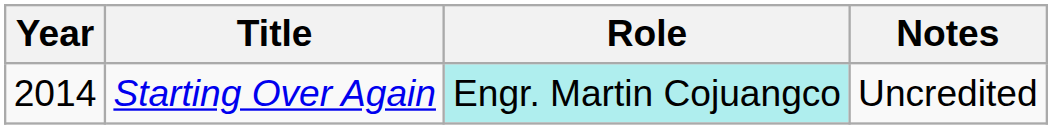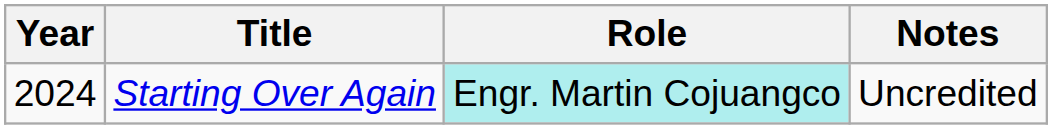(55, 92) 2014 -> (55, 92) 2024
